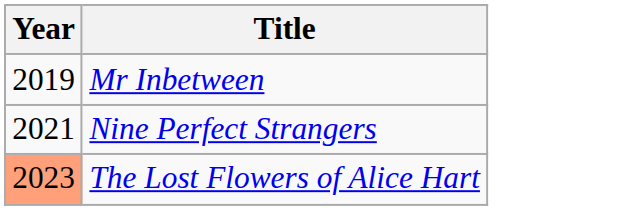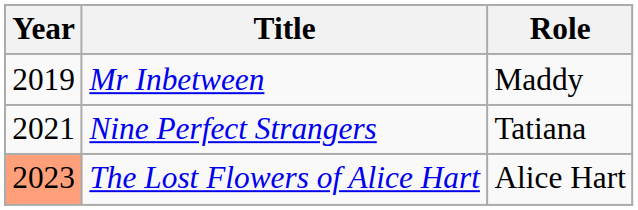+ column: (560, 29)
